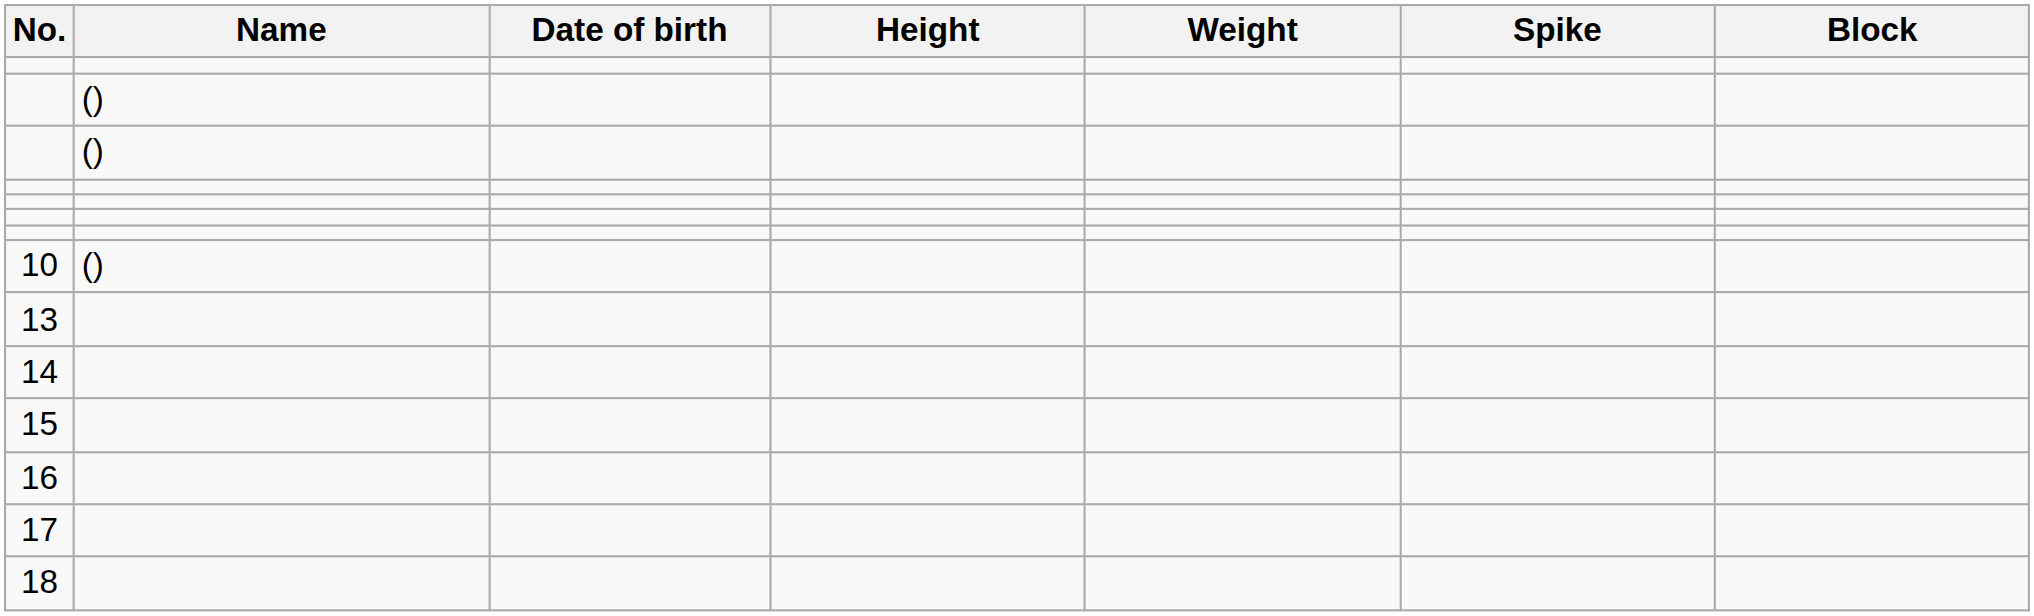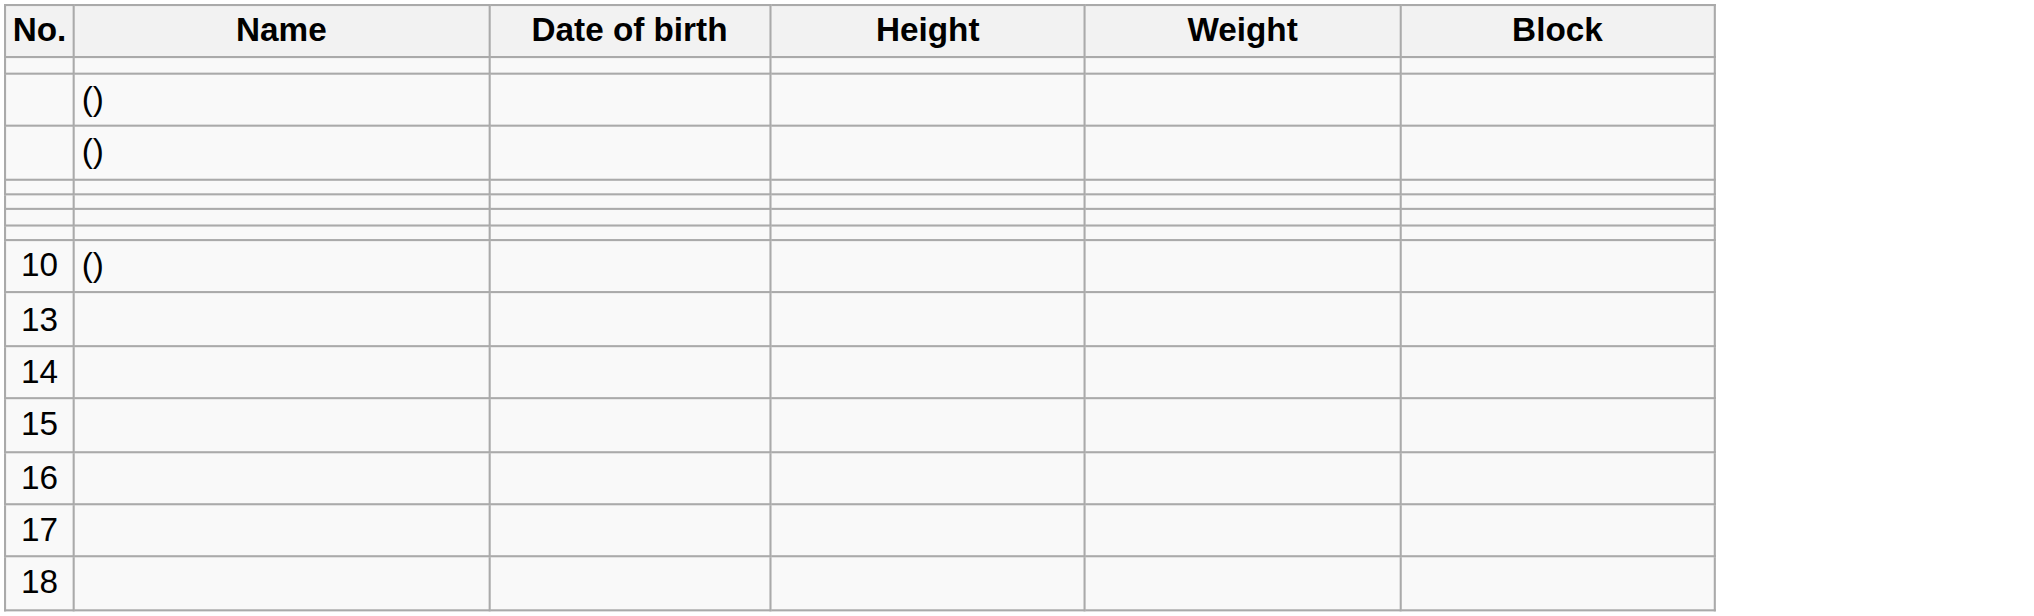- column: (1557, 30)
